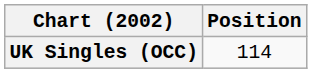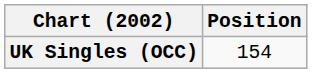(254, 53) 114 -> (254, 53) 154
